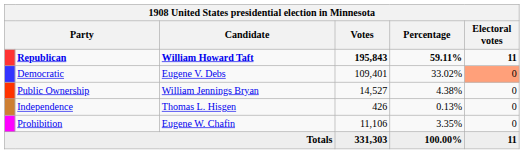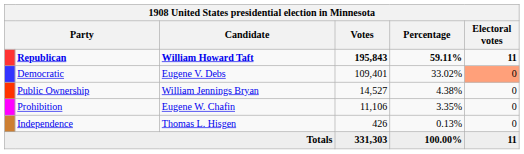rows swapped: (40, 124) <-> (45, 107)
